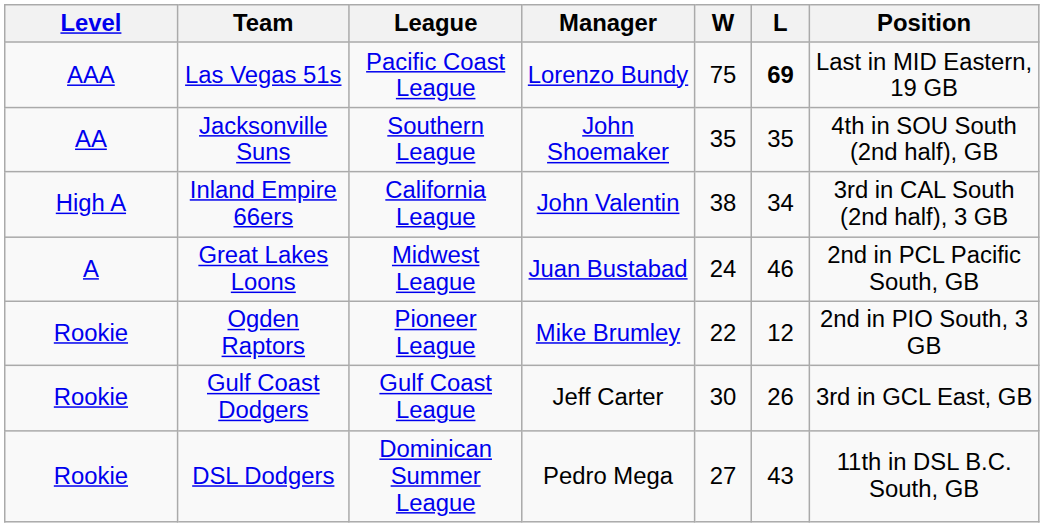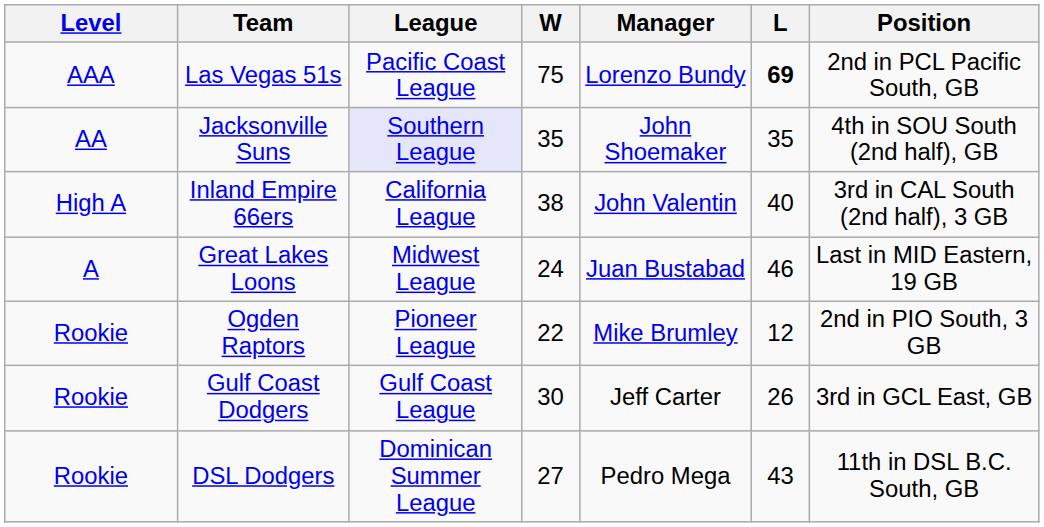columns swapped: (608, 23) <-> (723, 23)
(924, 74) Last in MID Eastern, 19 GB -> (924, 74) 2nd in PCL Pacific South, GB
(436, 139) no background -> (436, 139) lavender background
(780, 203) 34 -> (780, 203) 40
(924, 268) 2nd in PCL Pacific South, GB -> (924, 268) Last in MID Eastern, 19 GB
